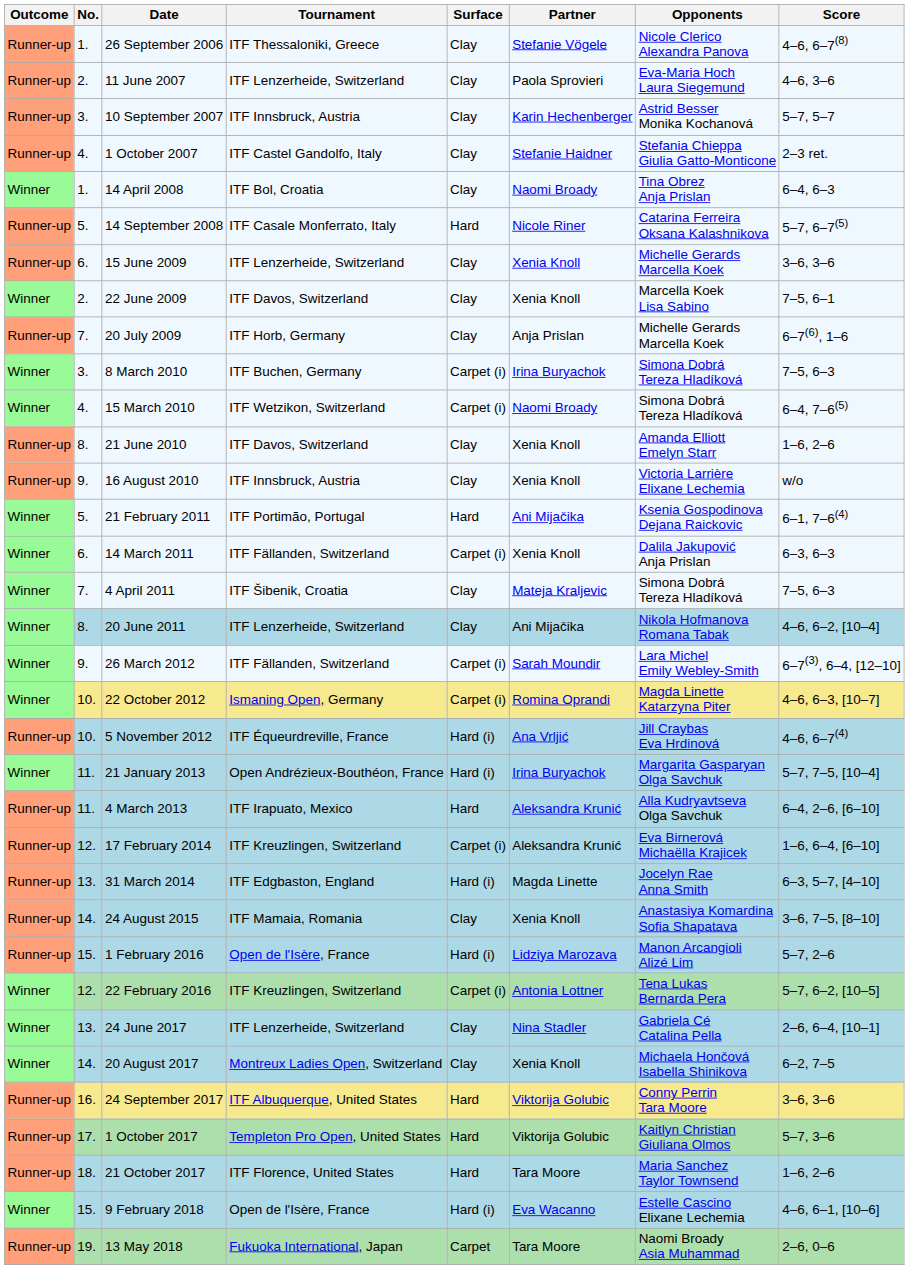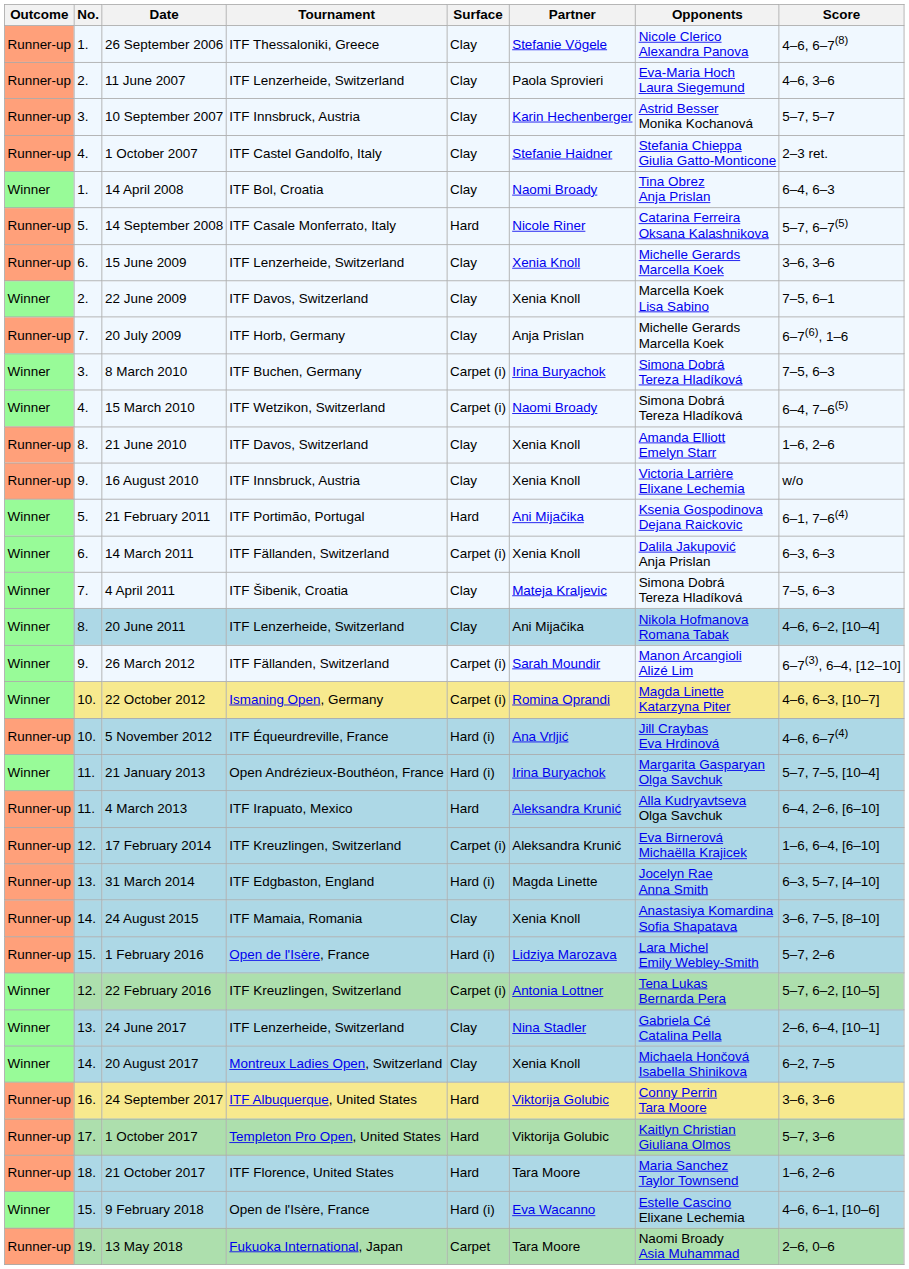(699, 663) Lara Michel Emily Webley-Smith -> (690, 663) Manon Arcangioli Alizé Lim
(690, 954) Manon Arcangioli Alizé Lim -> (699, 954) Lara Michel Emily Webley-Smith
